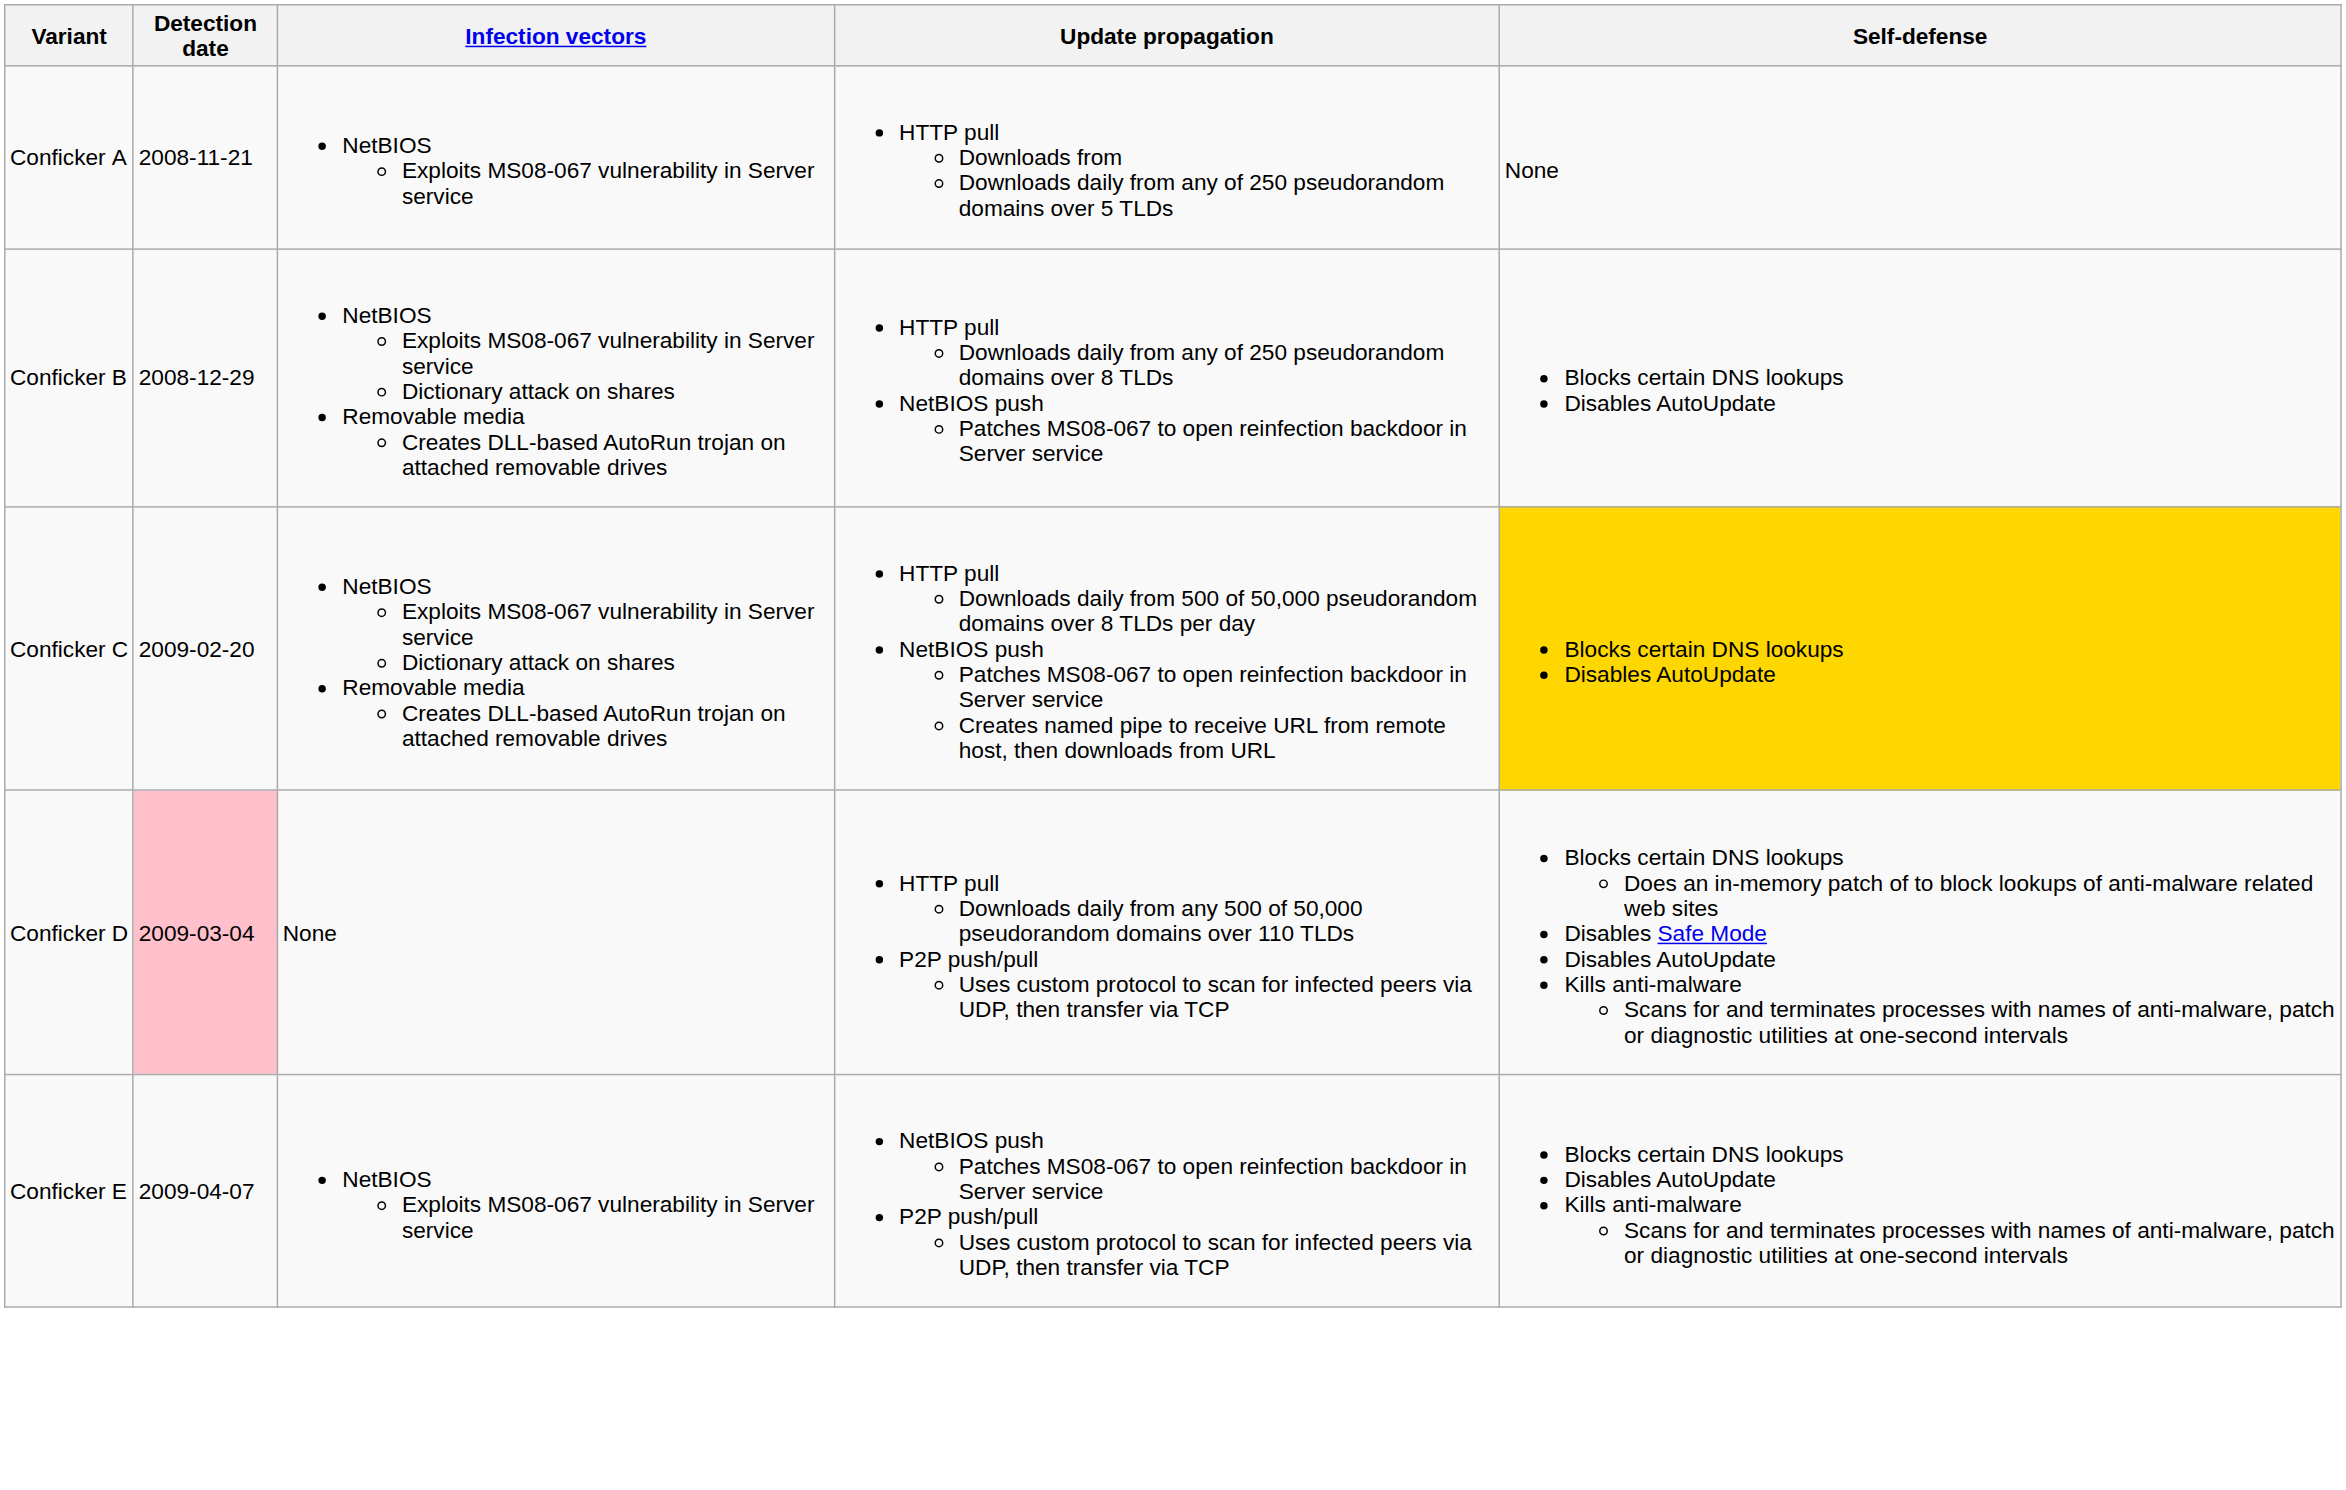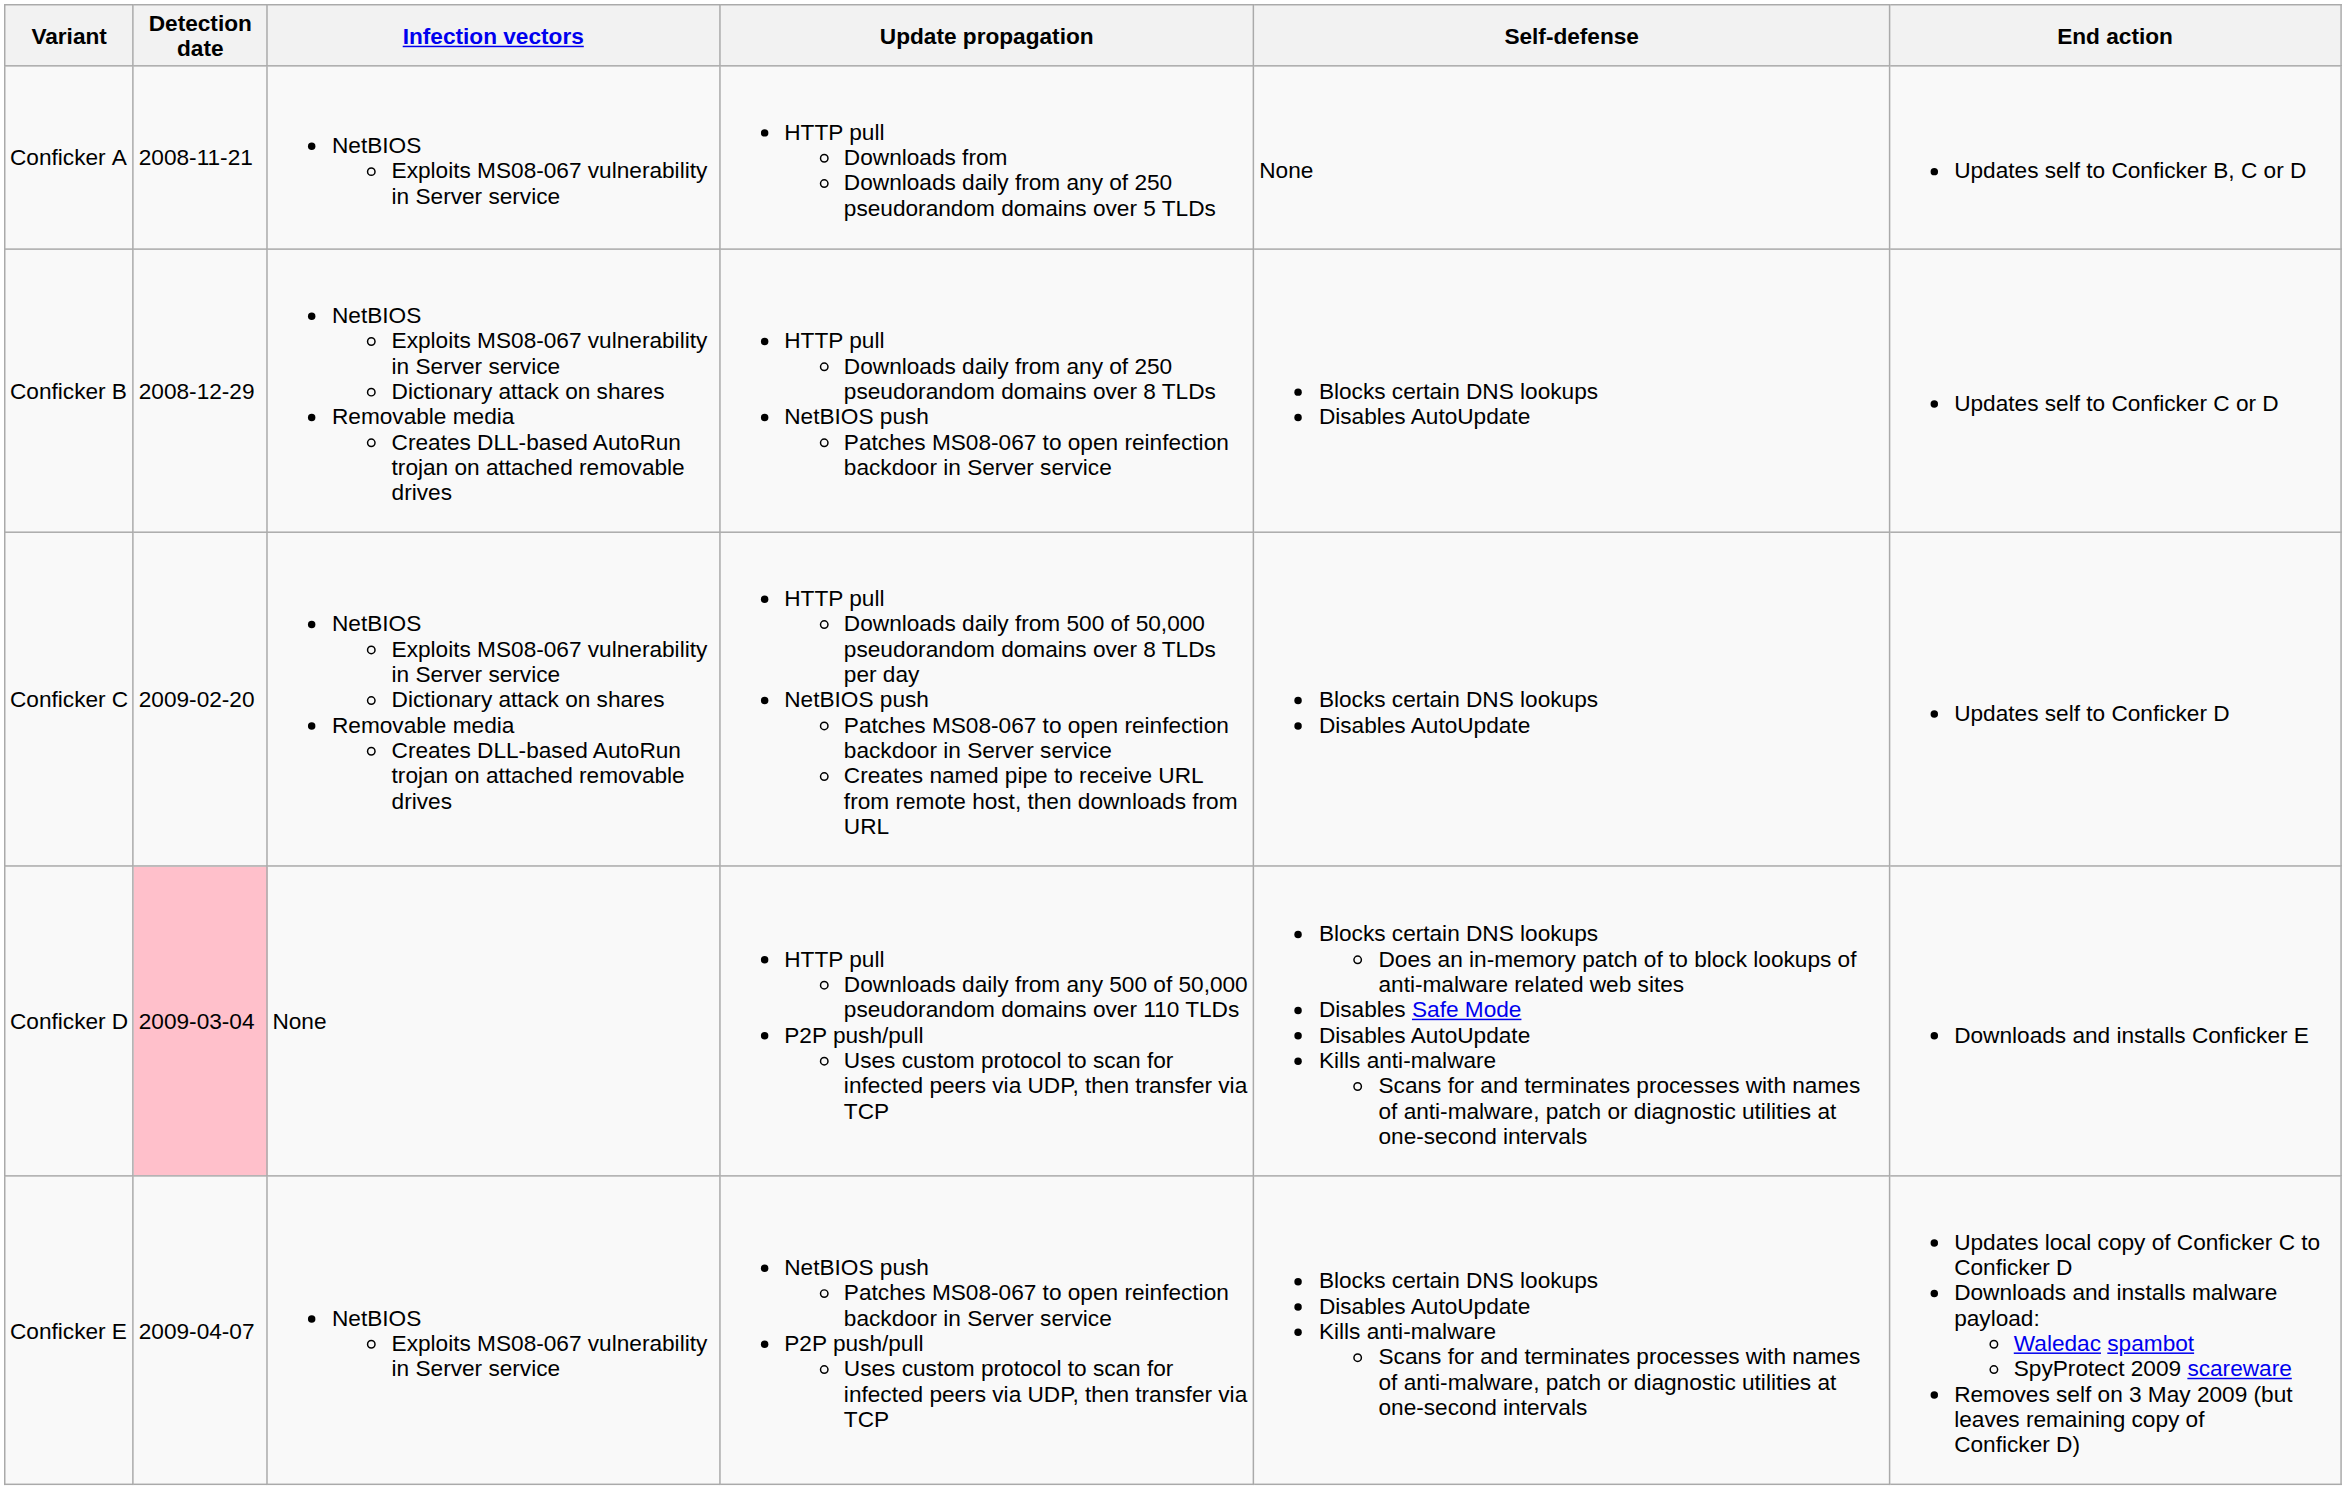+ column: (2115, 36)
(1920, 662) gold background -> (1572, 712) no background
